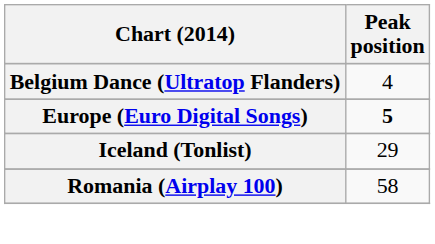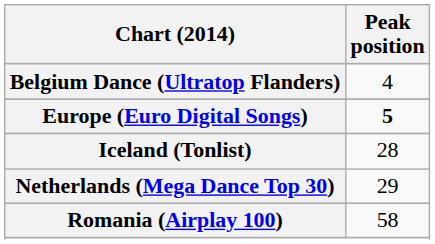(388, 150) 29 -> (388, 150) 28
+ row: (175, 185)
